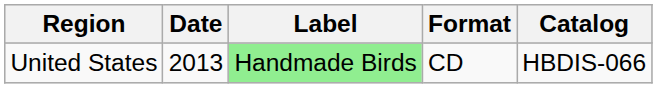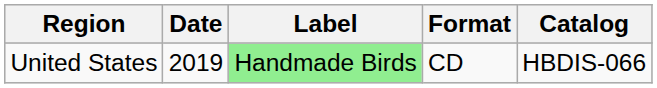(196, 62) 2013 -> (196, 62) 2019
